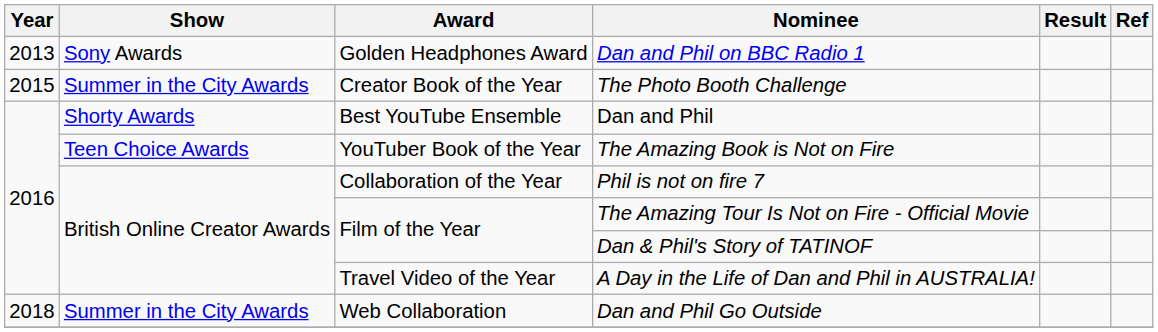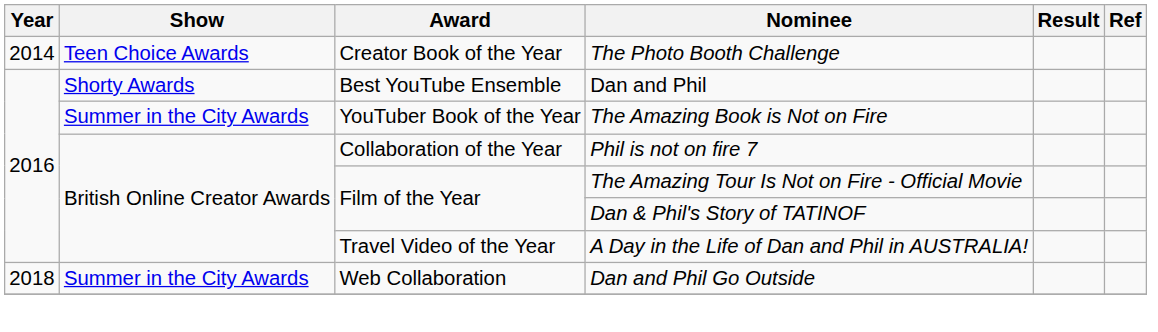- row: (731, 52)
(32, 85) 2015 -> (32, 52) 2014
(186, 85) Summer in the City Awards -> (156, 52) Teen Choice Awards
(156, 149) Teen Choice Awards -> (186, 117) Summer in the City Awards
